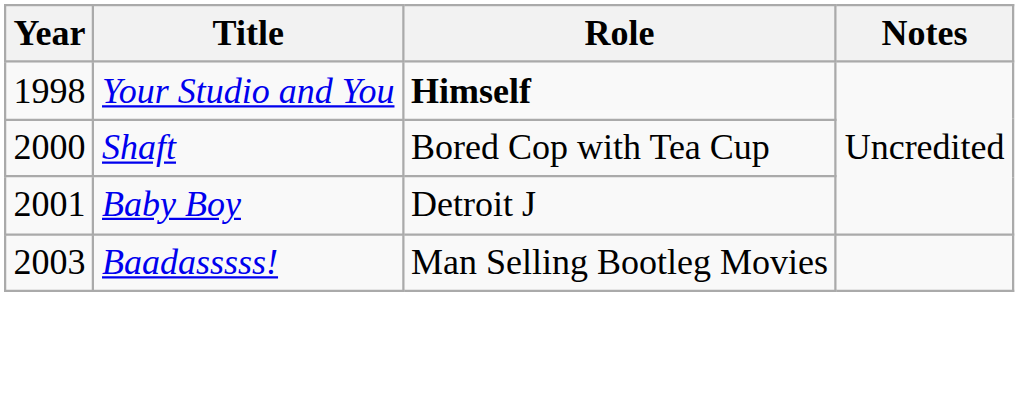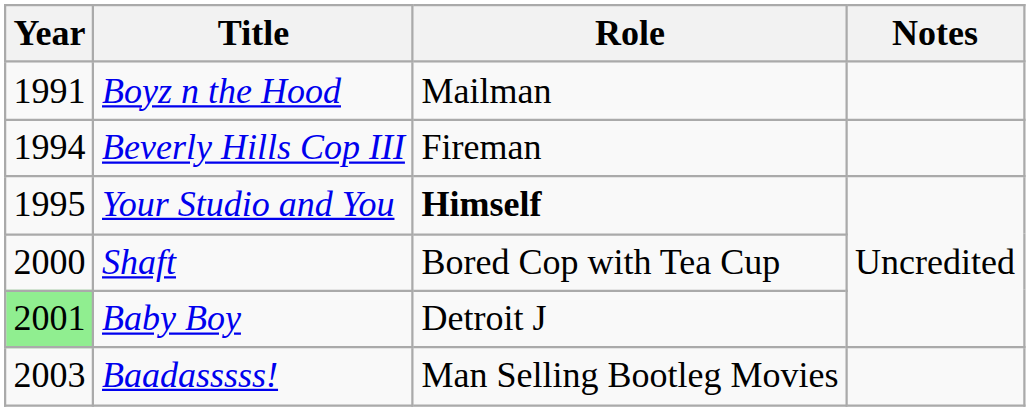+ row: (221, 90)
+ row: (253, 147)
(49, 90) 1998 -> (49, 204) 1995
(49, 204) no background -> (49, 318) lightgreen background
